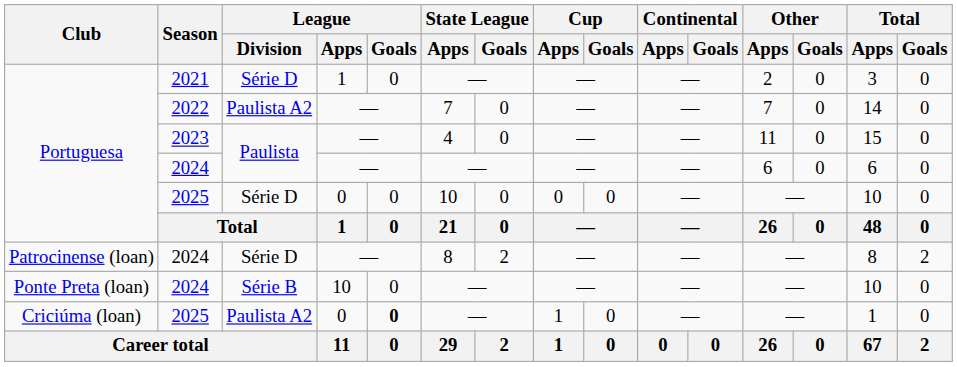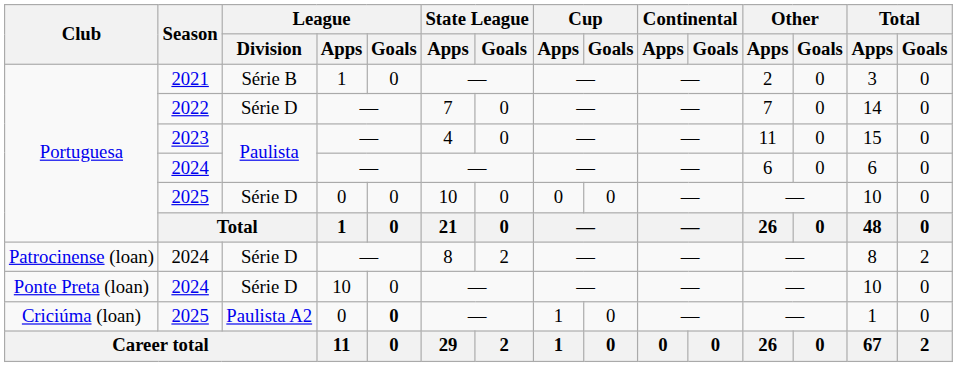(269, 78) Série D -> (269, 78) Série B
(269, 108) Paulista A2 -> (269, 108) Série D
(269, 286) Série B -> (269, 286) Série D
